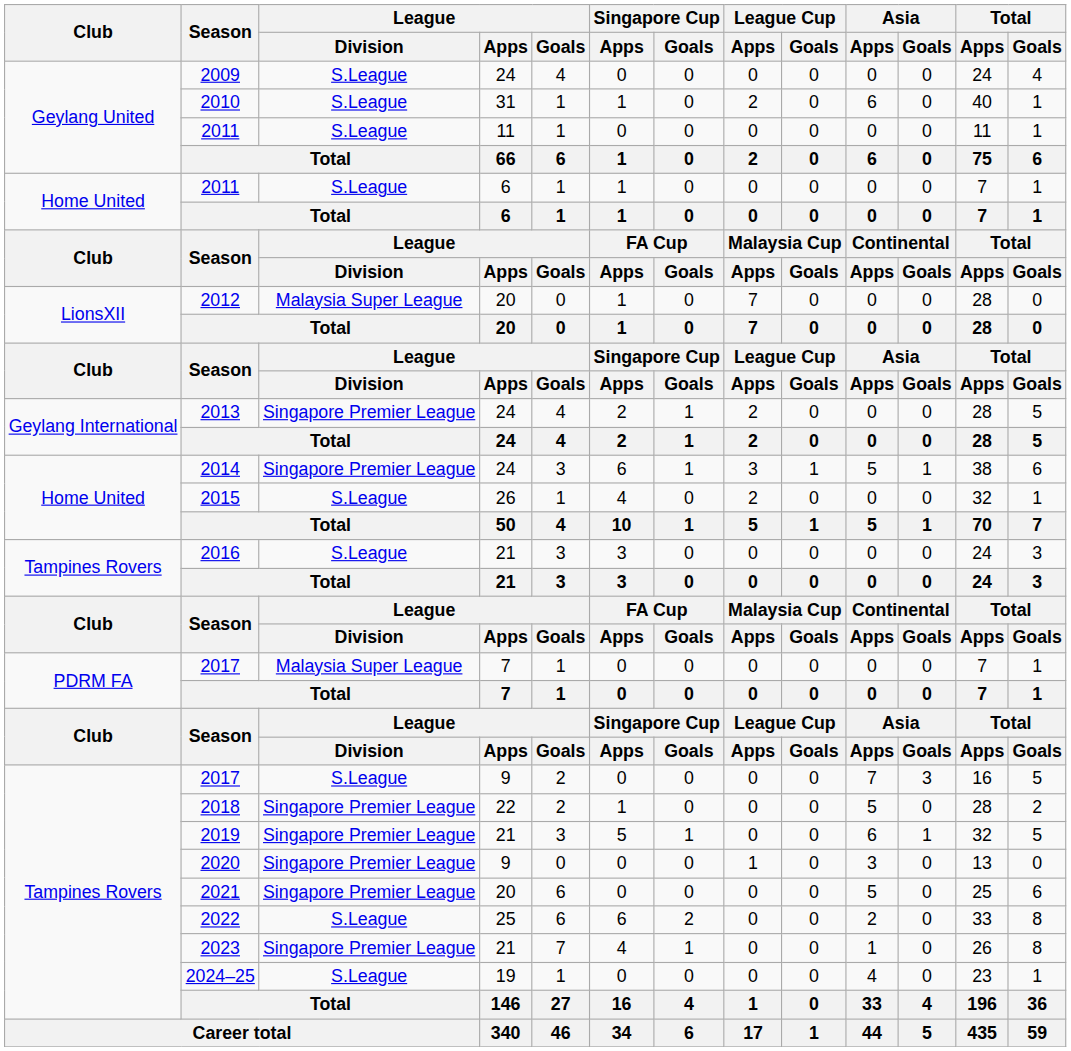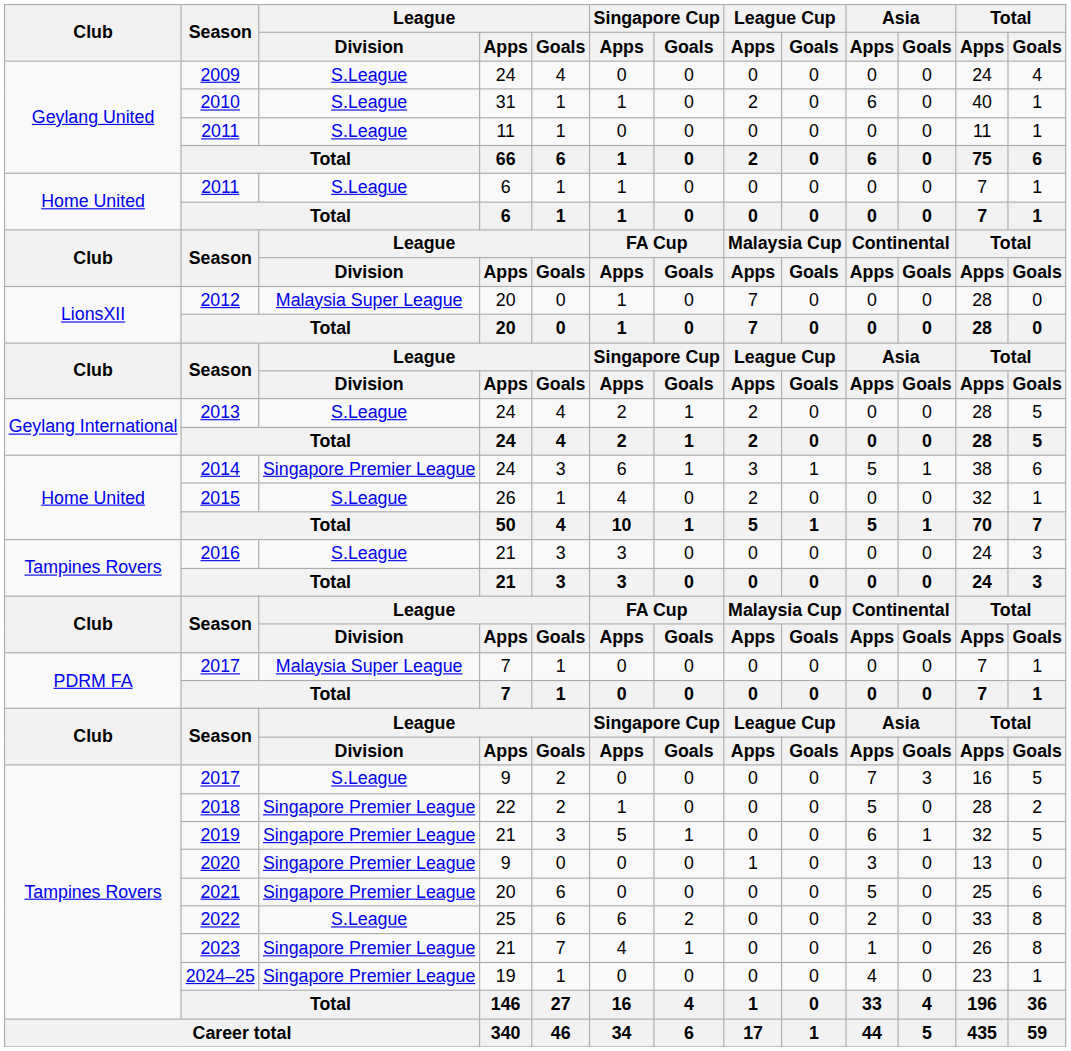(369, 412) Singapore Premier League -> (369, 412) S.League
(369, 976) S.League -> (369, 976) Singapore Premier League
